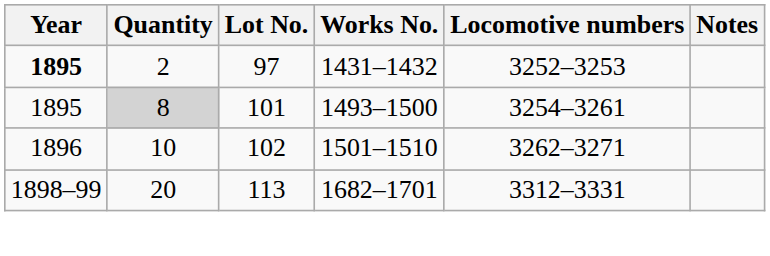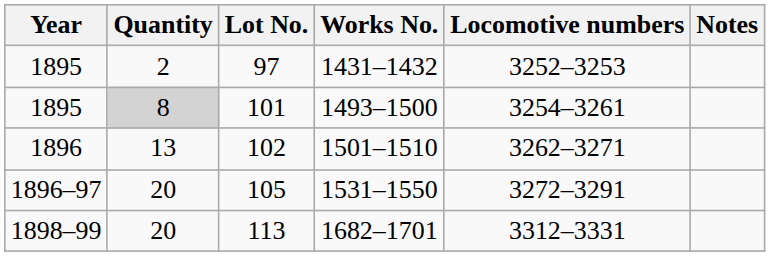(56, 66) bold -> (56, 66) normal
(163, 148) 10 -> (163, 148) 13
+ row: (267, 189)
